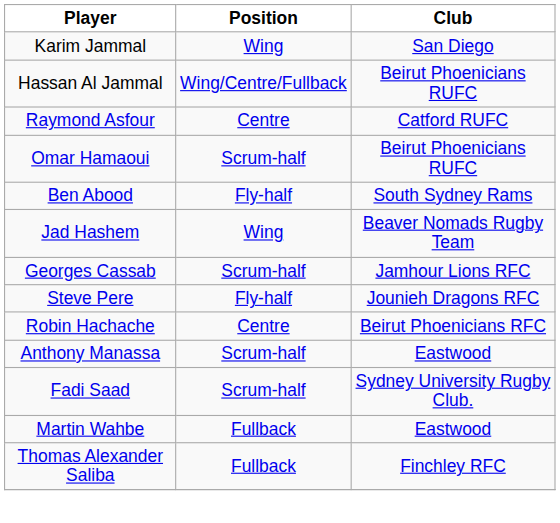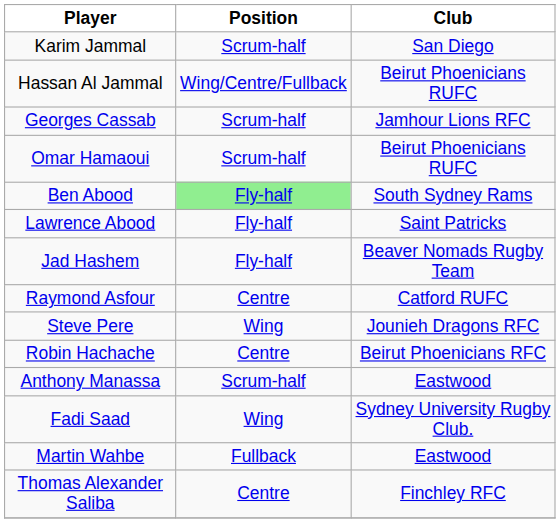(263, 45) Wing -> (263, 45) Scrum-half
rows swapped: (90, 270) <-> (90, 120)
(263, 195) no background -> (263, 195) lightgreen background
+ row: (90, 223)
(263, 233) Wing -> (263, 260) Fly-half
(263, 298) Fly-half -> (263, 326) Wing
(263, 391) Scrum-half -> (263, 418) Wing
(263, 466) Fullback -> (263, 493) Centre
